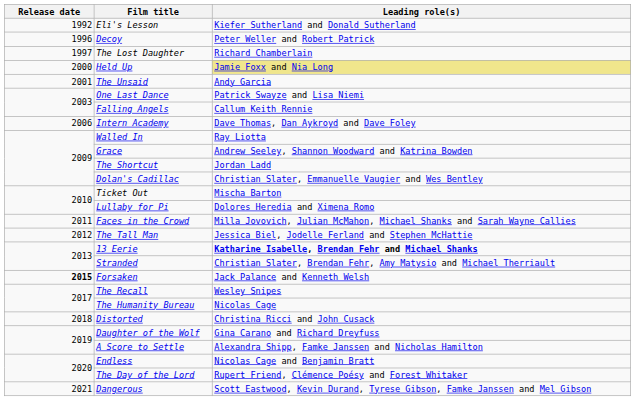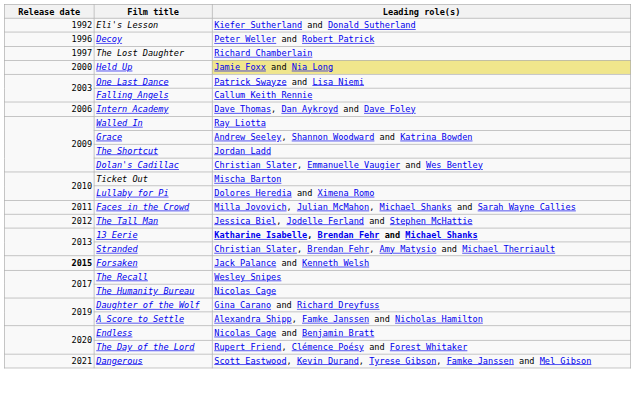- row: (122, 81)
- row: (120, 319)
